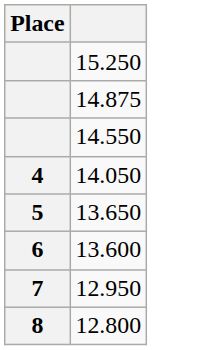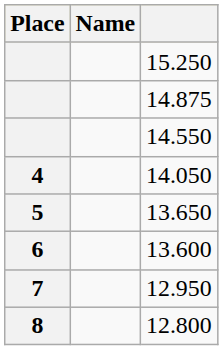+ column: (105, 23)
